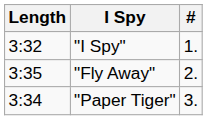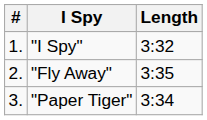columns swapped: (191, 18) <-> (37, 18)
